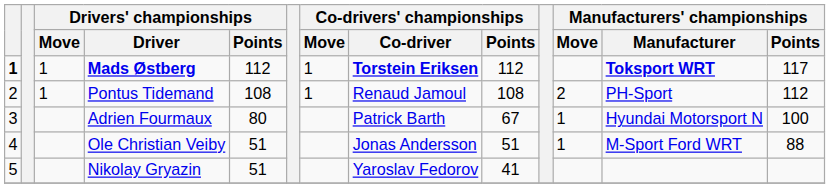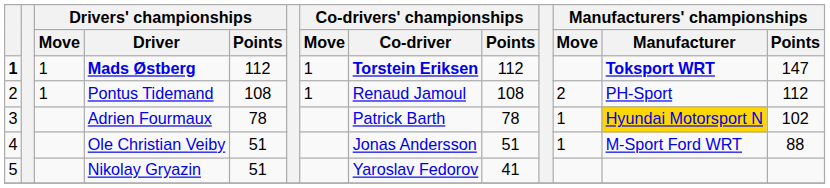(795, 68) 117 -> (795, 68) 147
(258, 119) 80 -> (258, 119) 78
(511, 119) 67 -> (511, 119) 78
(684, 119) no background -> (684, 119) gold background
(795, 119) 100 -> (795, 119) 102
